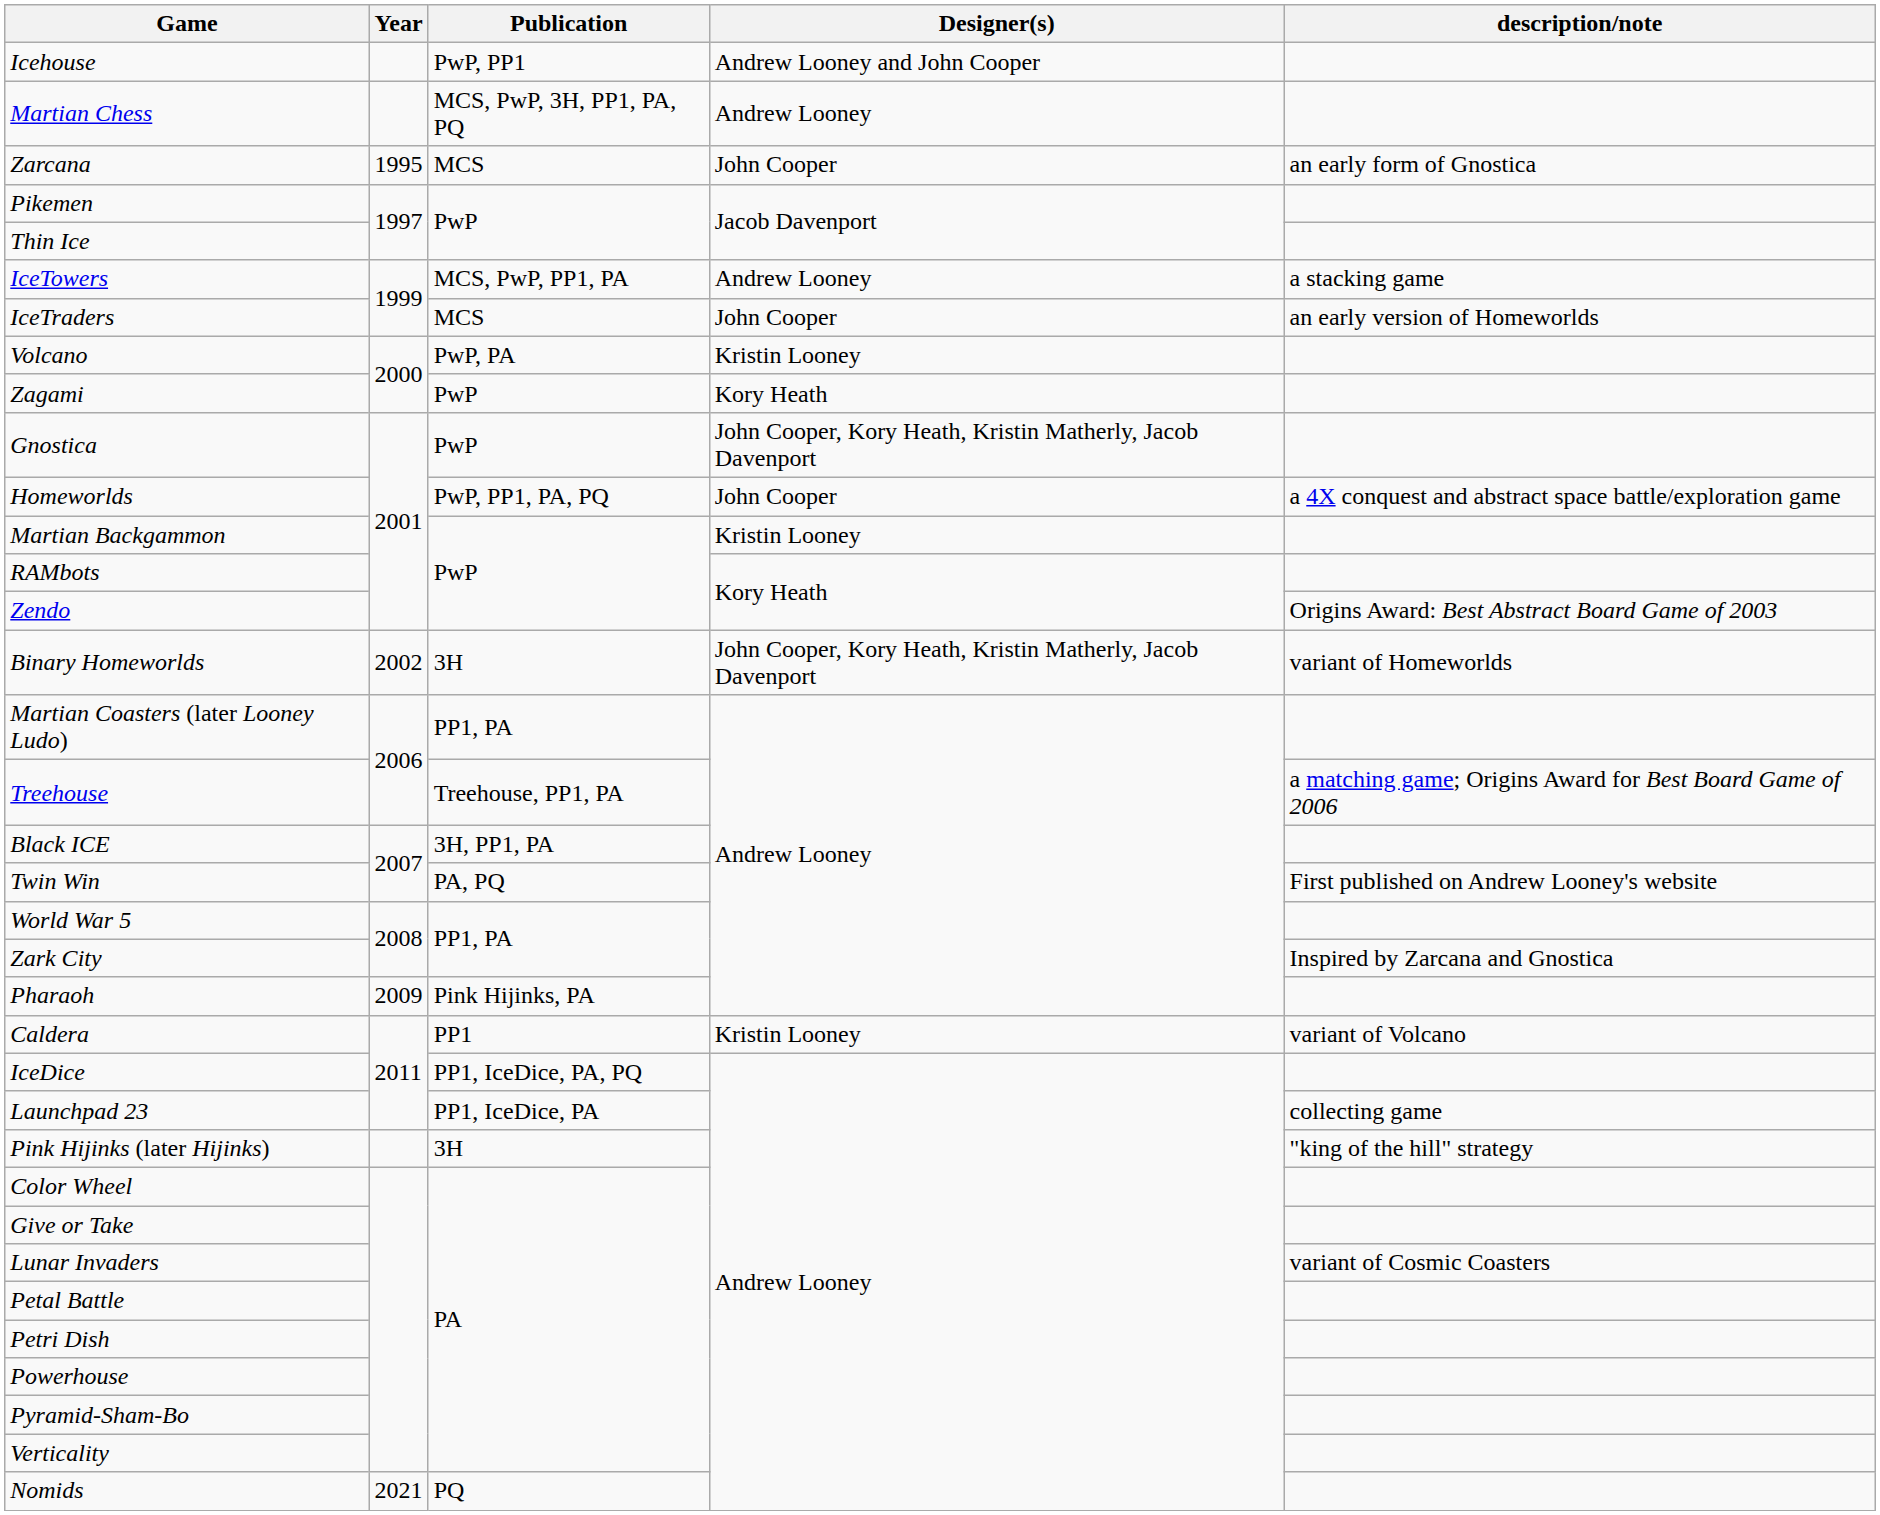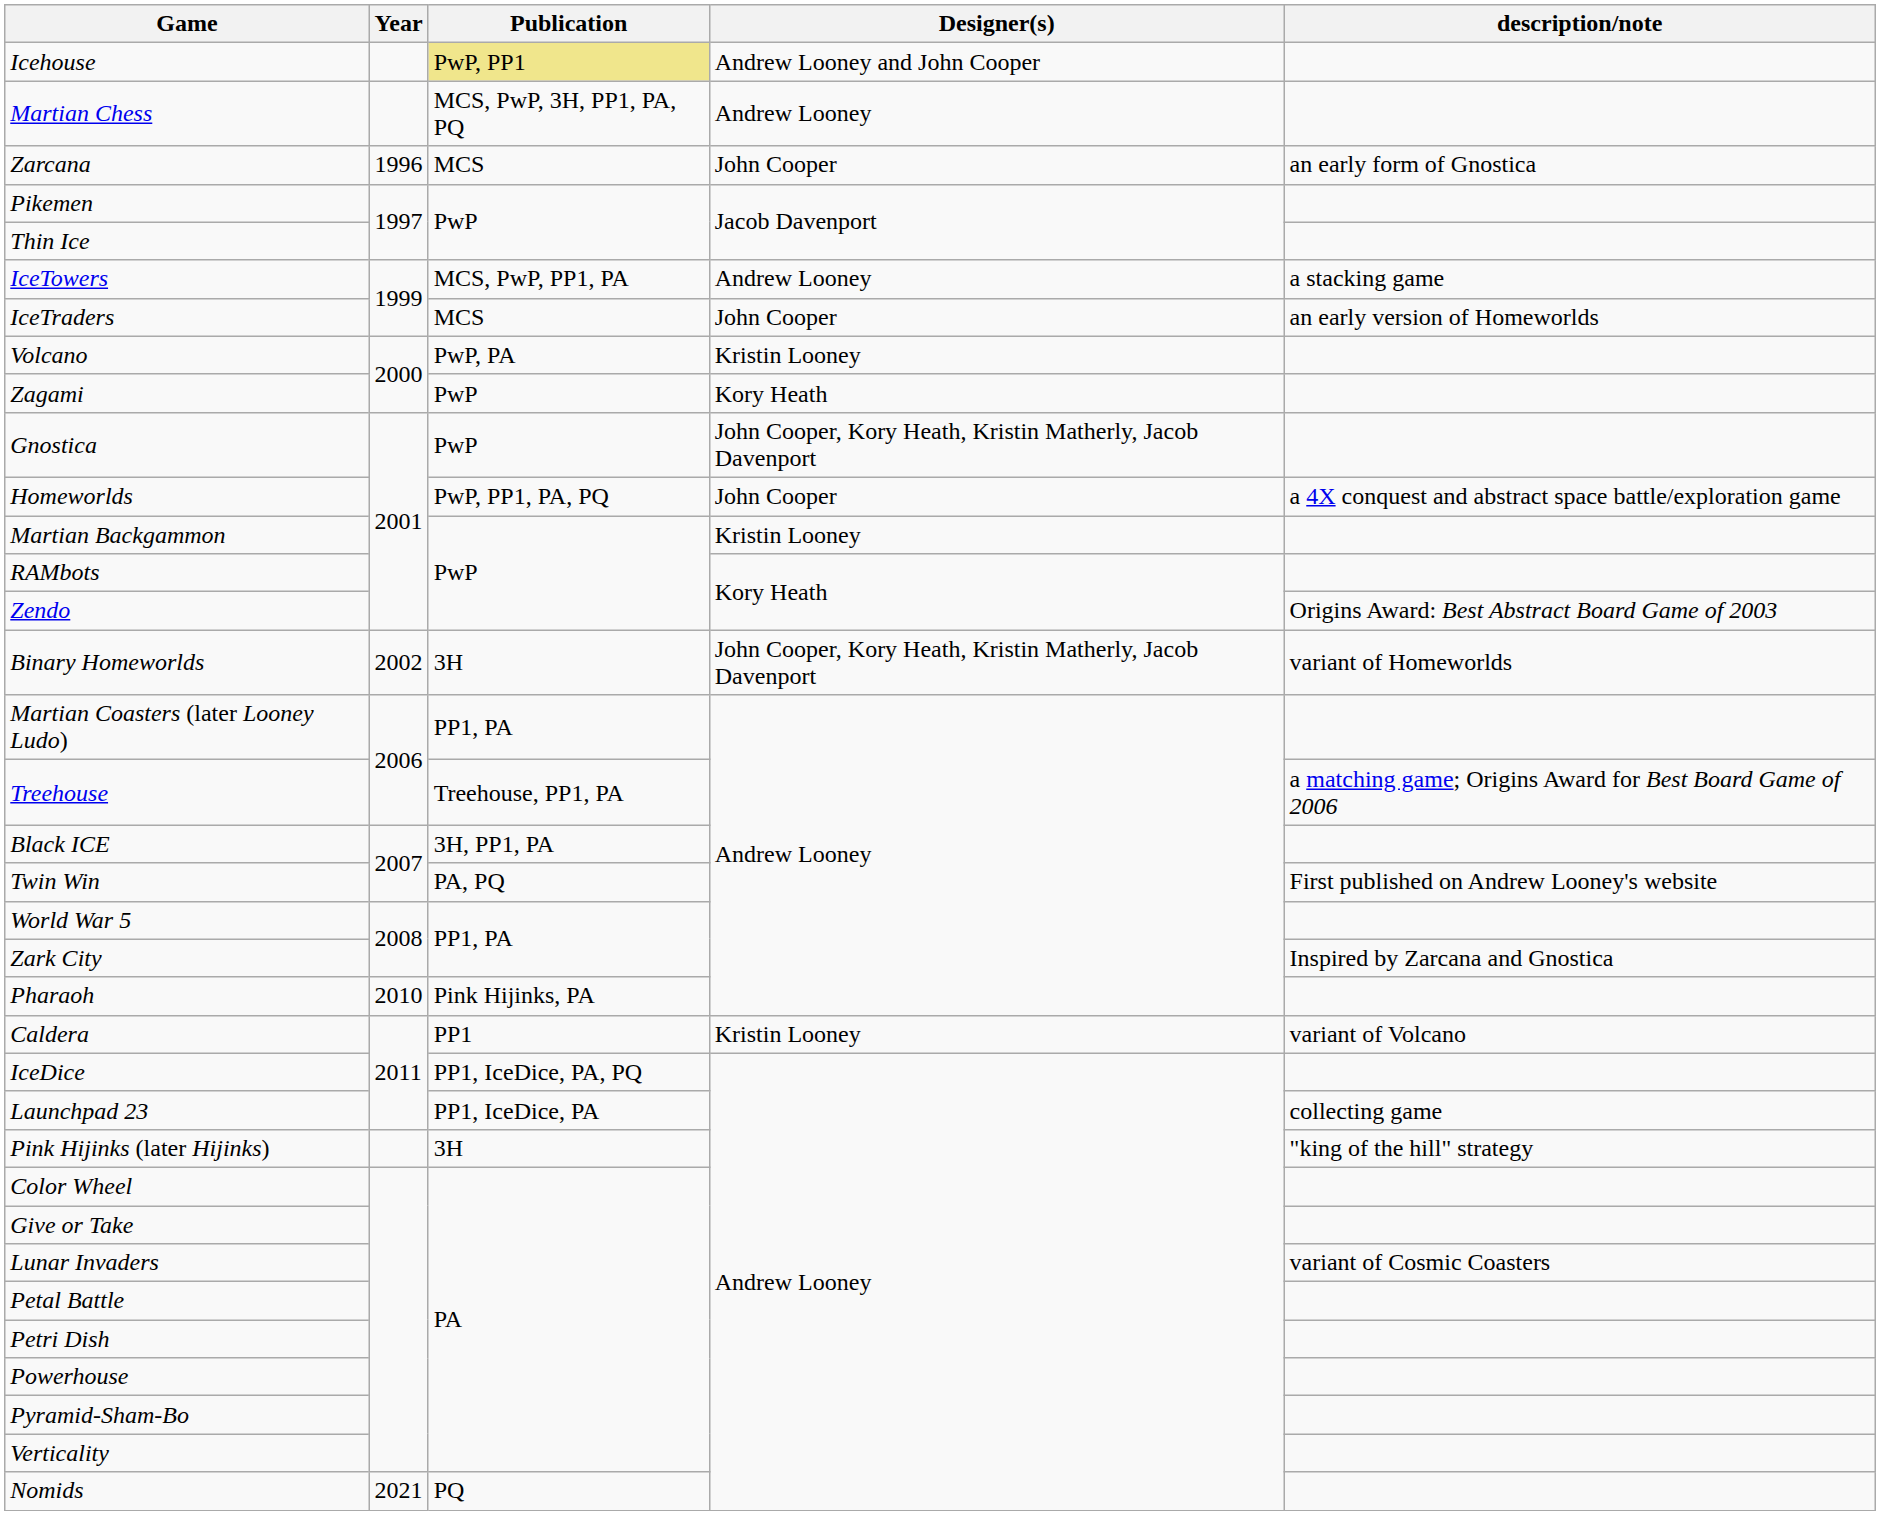(480, 61) no background -> (480, 61) khaki background
(399, 164) 1995 -> (399, 164) 1996
(399, 995) 2009 -> (399, 995) 2010
